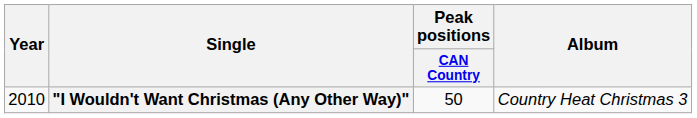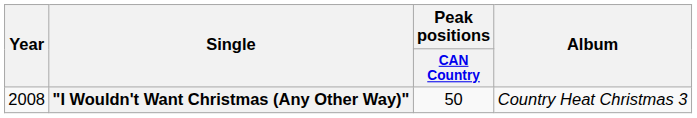(27, 99) 2010 -> (27, 99) 2008
